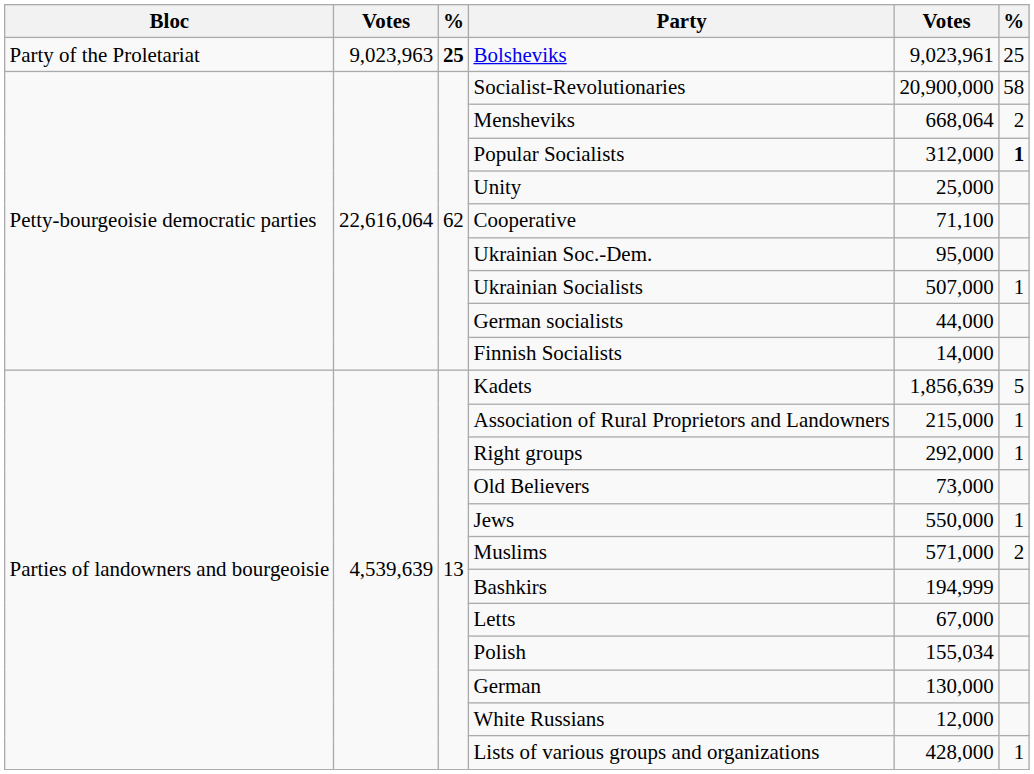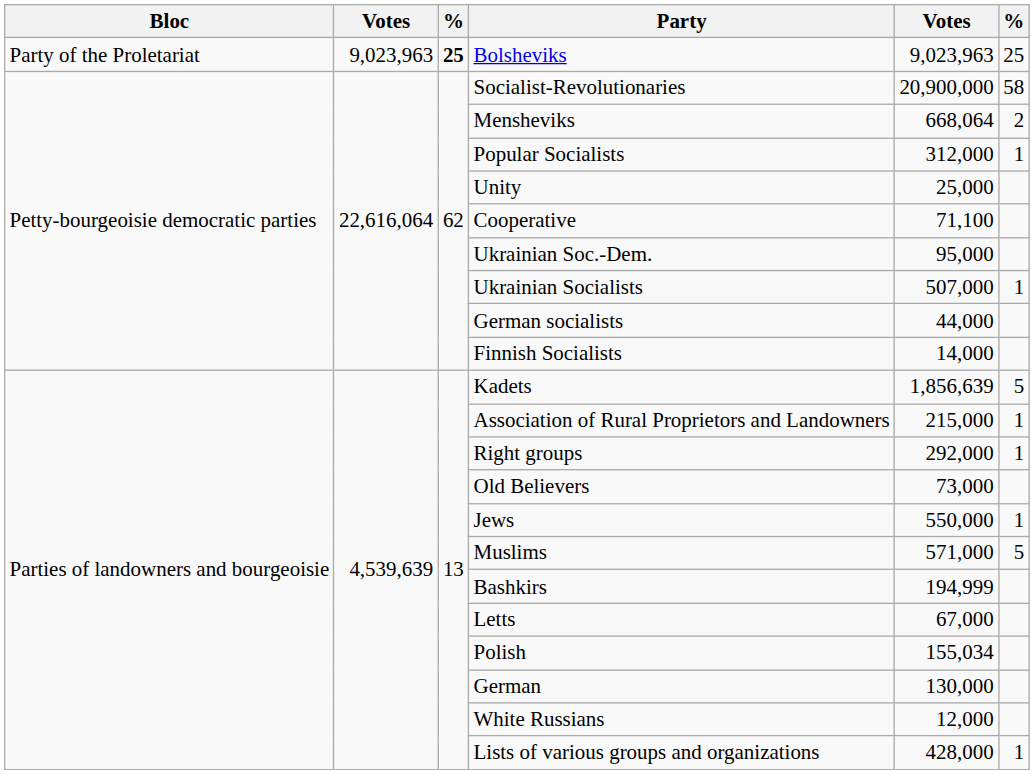(952, 54) 9,023,961 -> (952, 54) 9,023,963
(1019, 154) bold -> (1019, 154) normal
(1019, 552) 2 -> (1019, 552) 5
